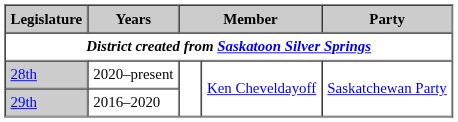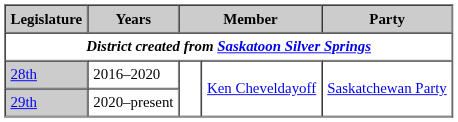(133, 74) 2020–present -> (127, 74) 2016–2020
(127, 102) 2016–2020 -> (133, 102) 2020–present
